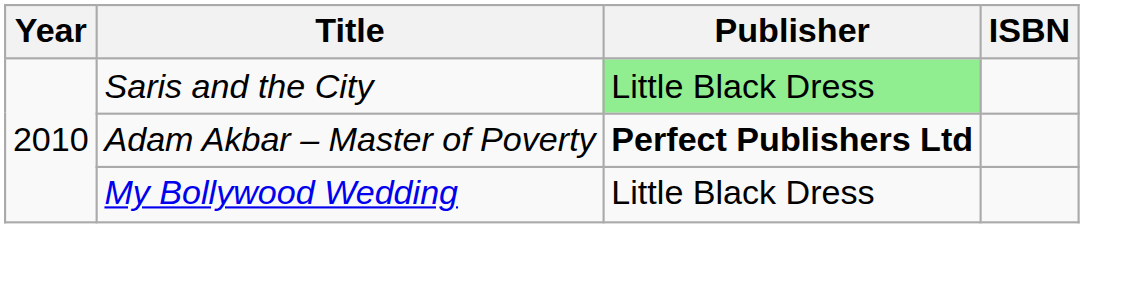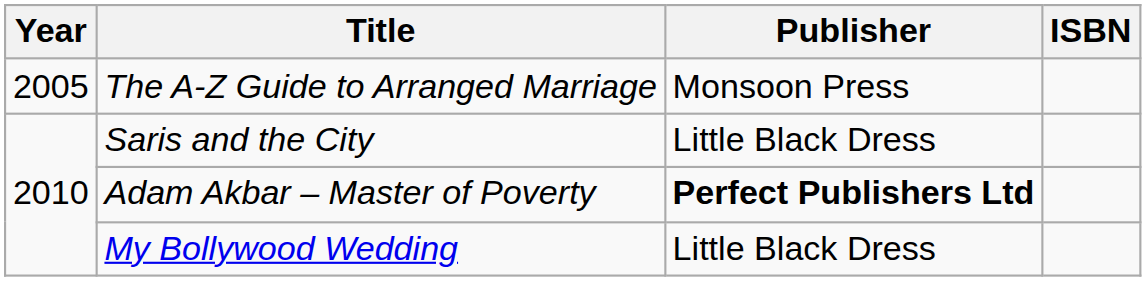+ row: (381, 85)
(743, 85) lightgreen background -> (804, 139) no background
